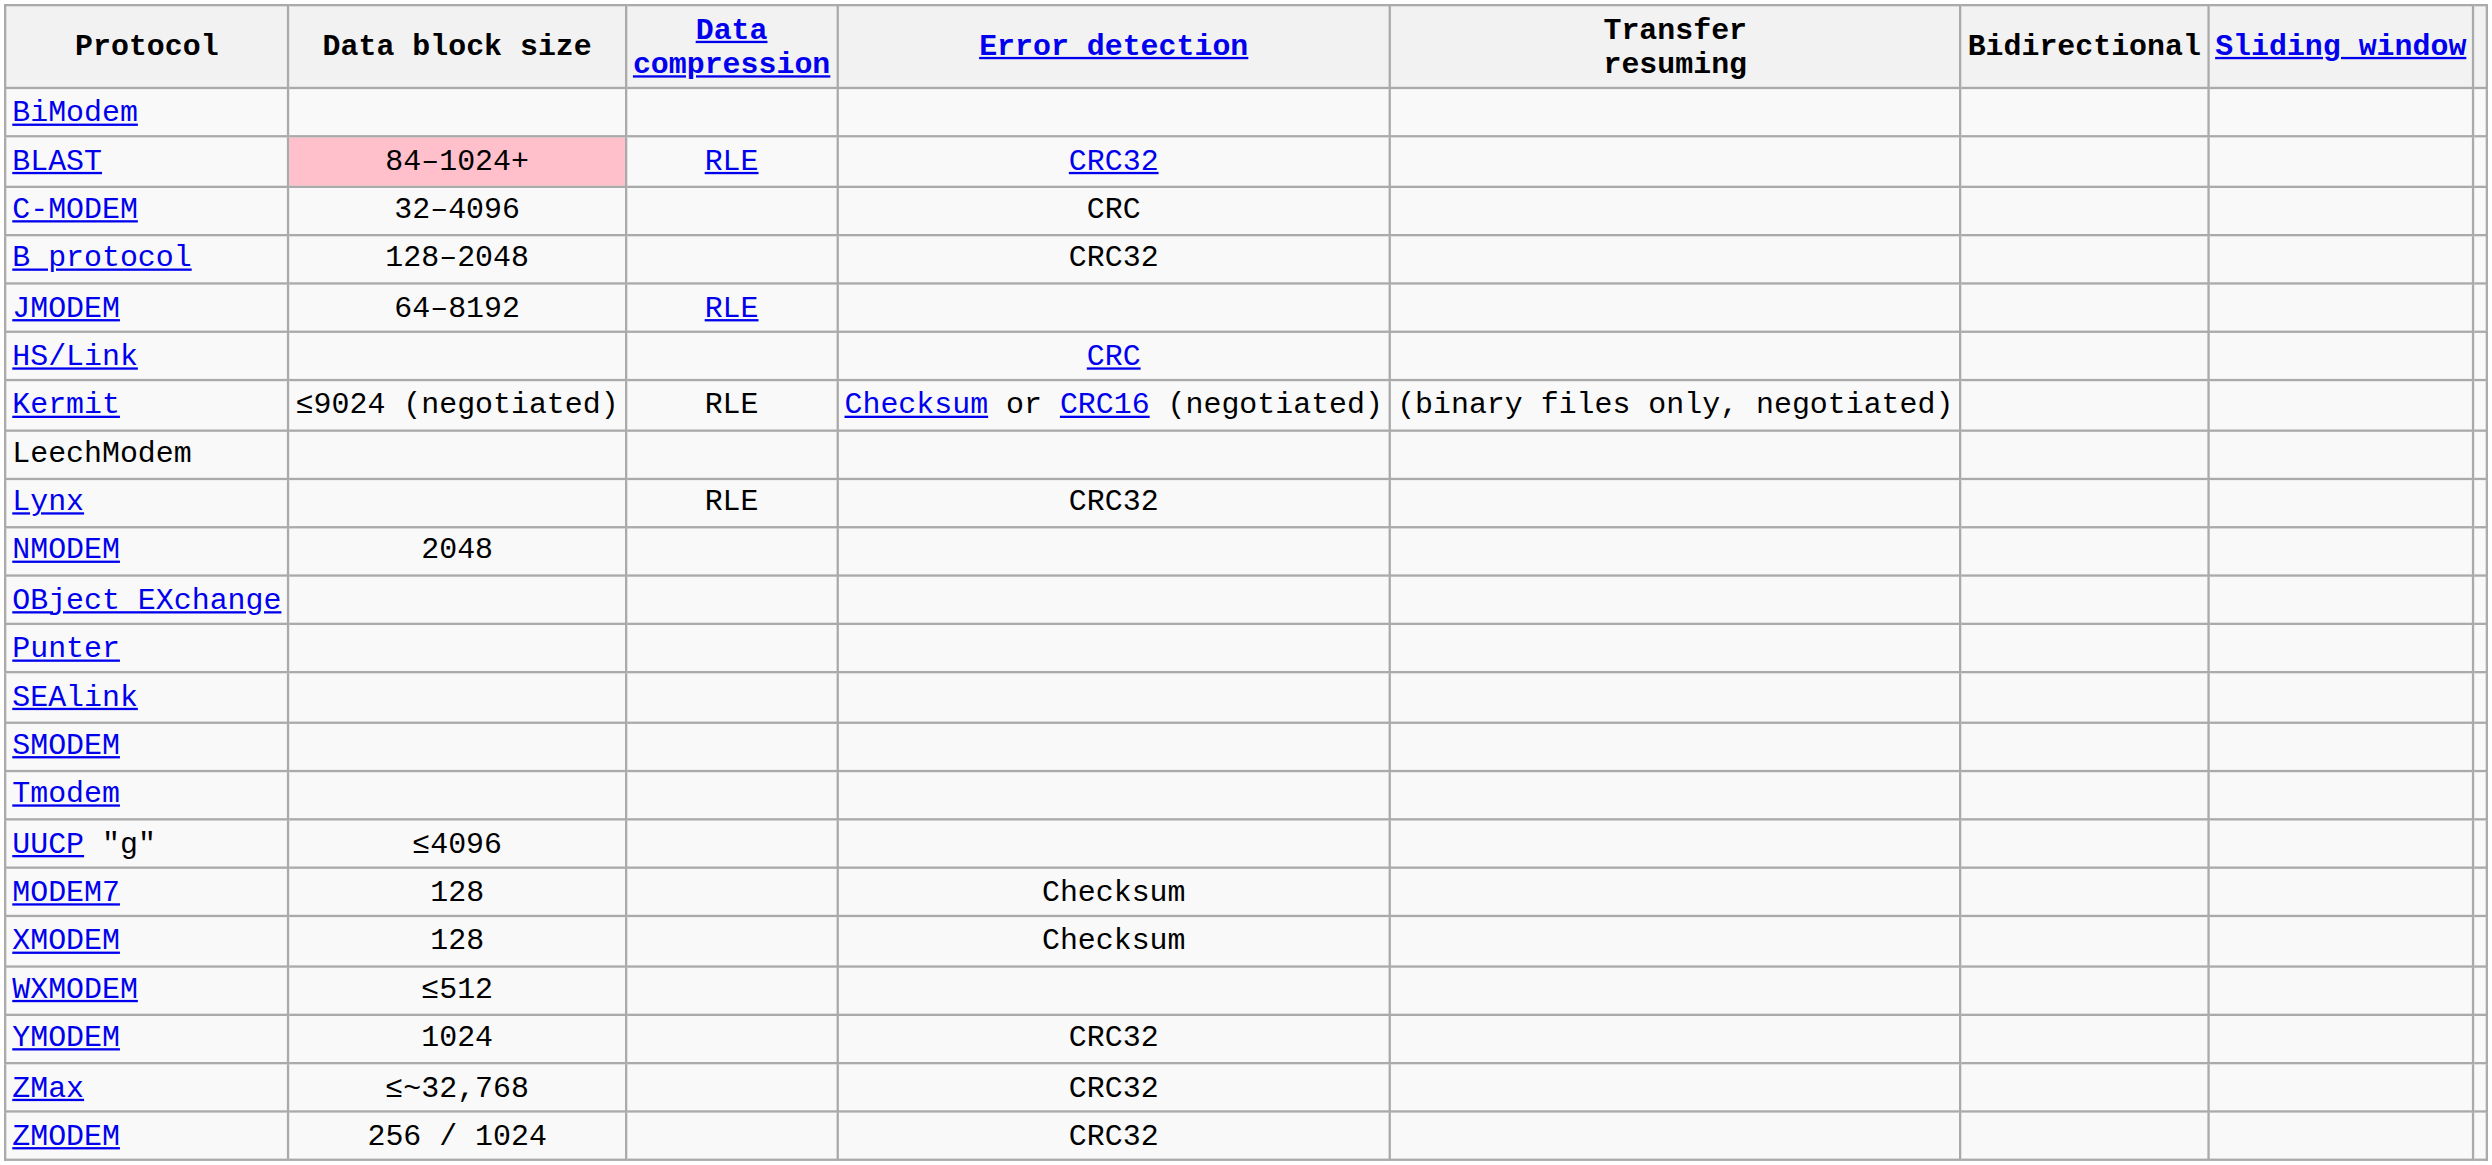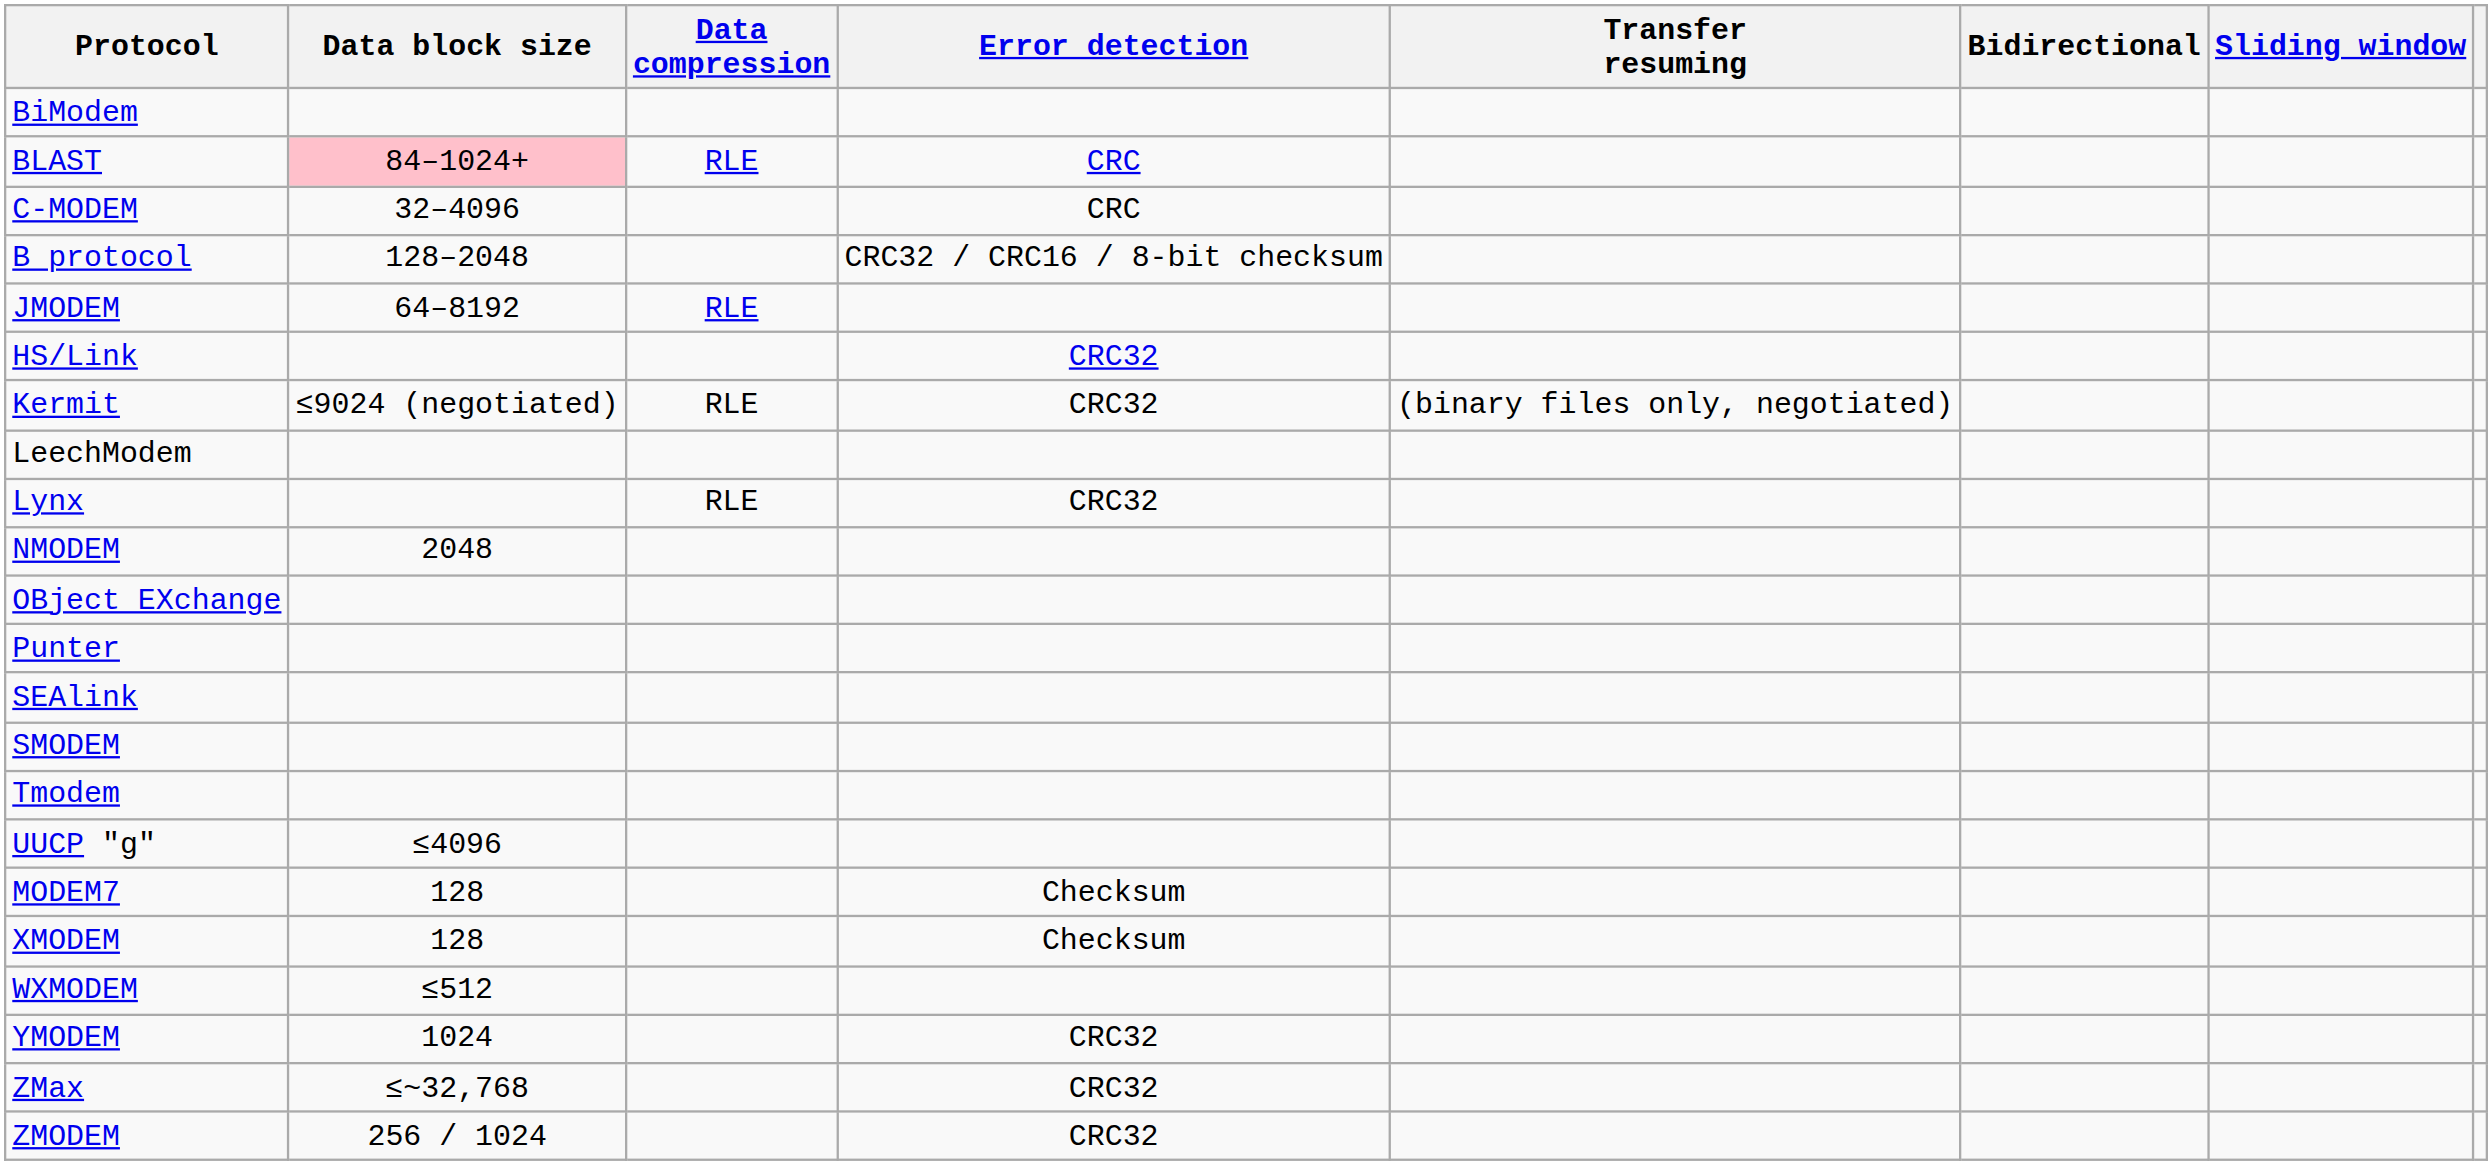(1114, 161) CRC32 -> (1114, 161) CRC
(1114, 259) CRC32 -> (1114, 259) CRC32 / CRC16 / 8-bit checksum
(1114, 356) CRC -> (1114, 356) CRC32
(1114, 405) Checksum or CRC16 (negotiated) -> (1114, 405) CRC32
